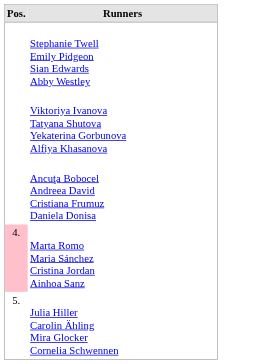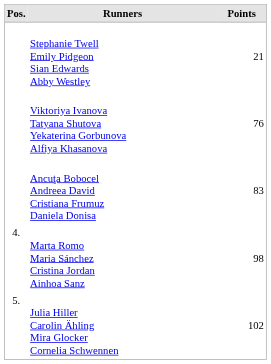+ column: (242, 13)
(16, 233) pink background -> (16, 233) no background
